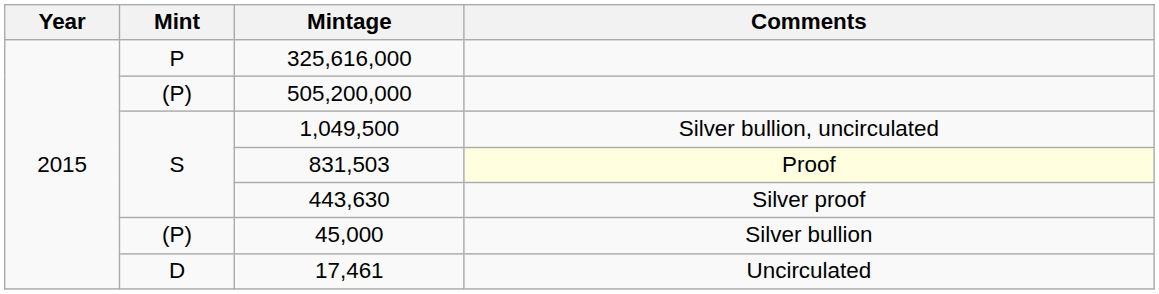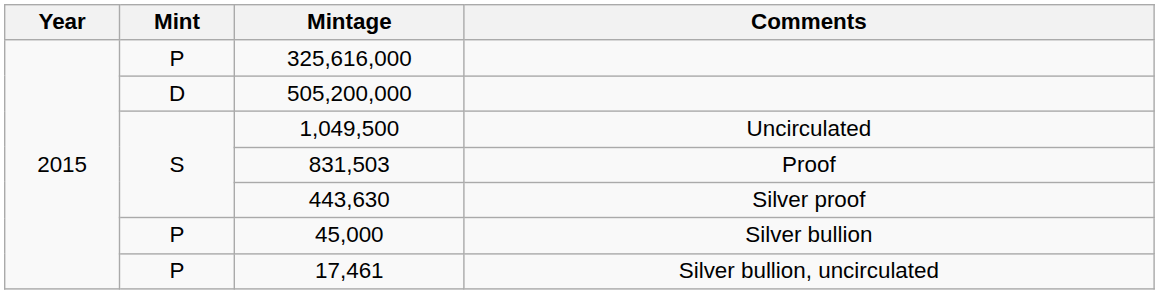(177, 93) (P) -> (177, 93) D
(809, 128) Silver bullion, uncirculated -> (809, 128) Uncirculated
(809, 164) lightyellow background -> (809, 164) no background
(177, 235) (P) -> (177, 235) P
(177, 270) D -> (177, 270) P
(809, 270) Uncirculated -> (809, 270) Silver bullion, uncirculated
